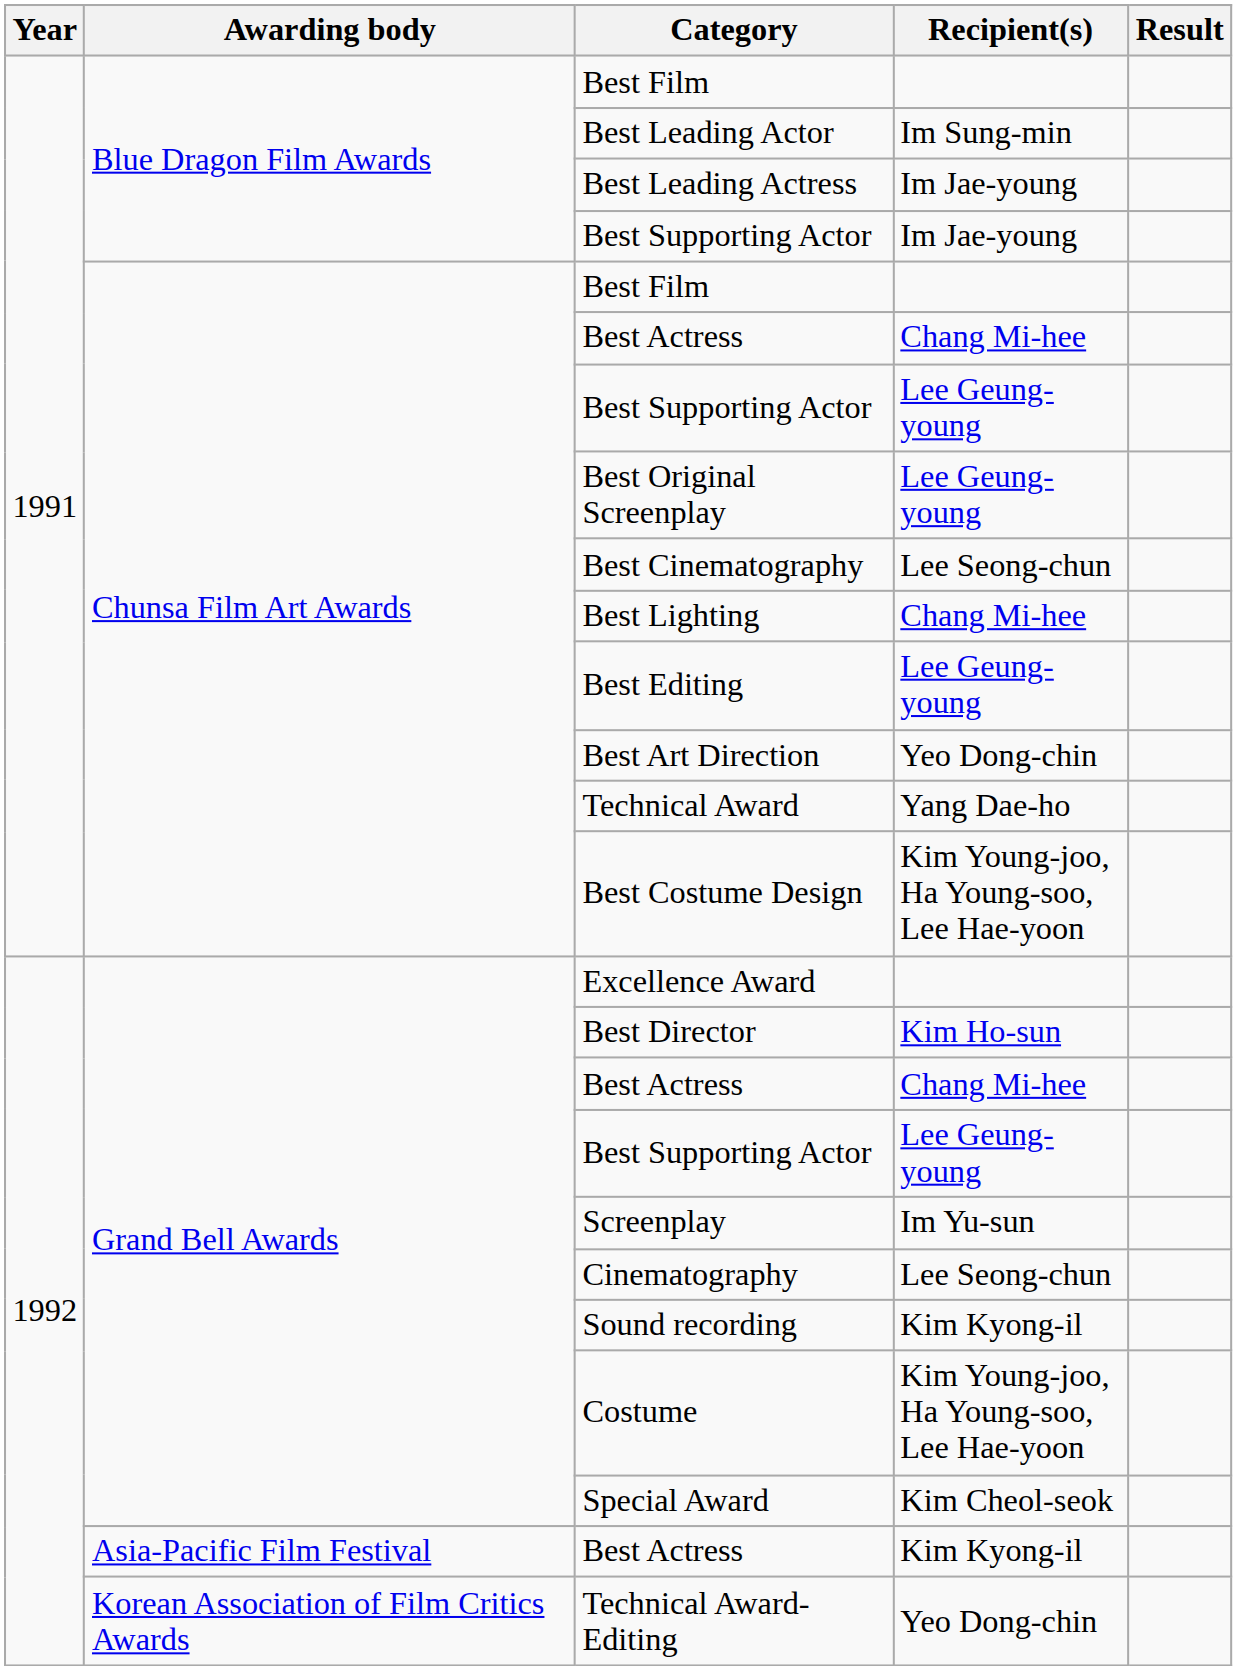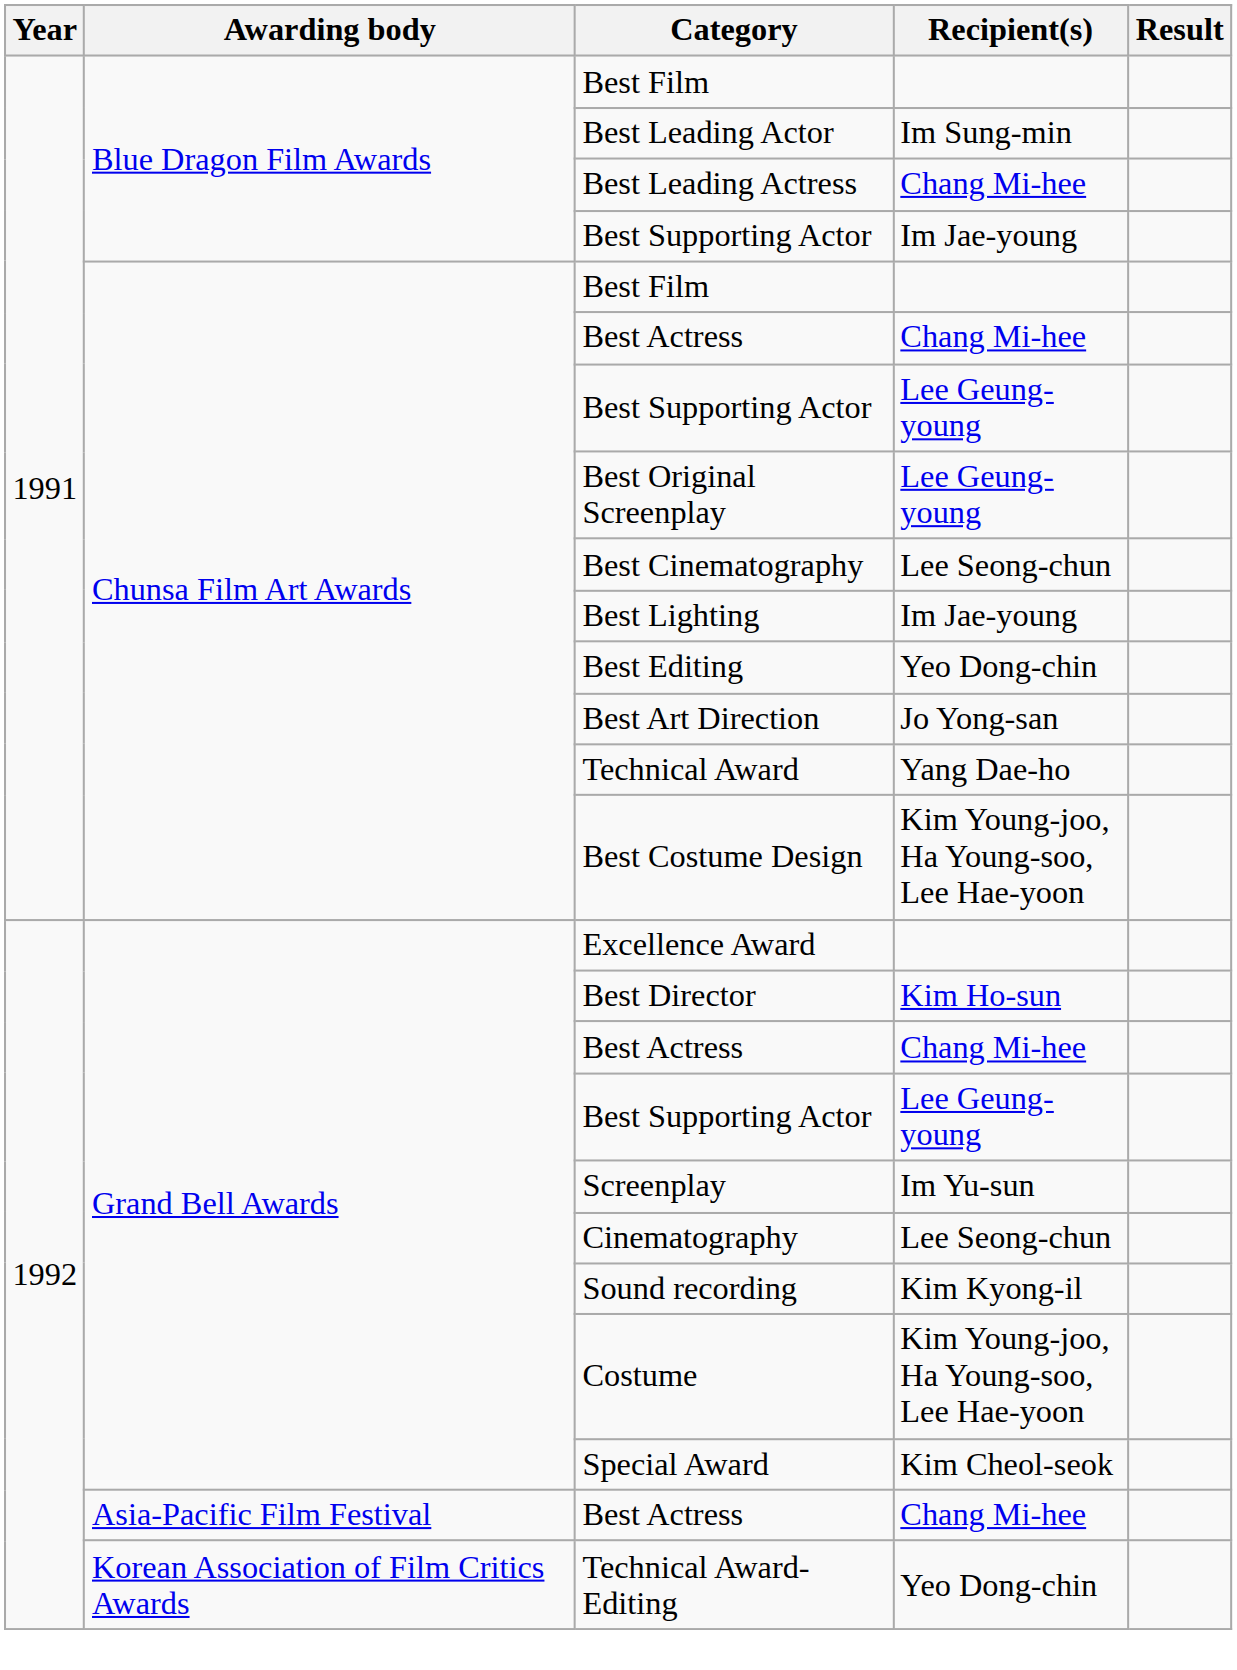(989, 183) Im Jae-young -> (993, 183) Chang Mi-hee
(993, 615) Chang Mi-hee -> (989, 615) Im Jae-young
(977, 684) Lee Geung-young -> (999, 666) Yeo Dong-chin
(999, 754) Yeo Dong-chin -> (979, 717) Jo Yong-san
(991, 1551) Kim Kyong-il -> (993, 1514) Chang Mi-hee
